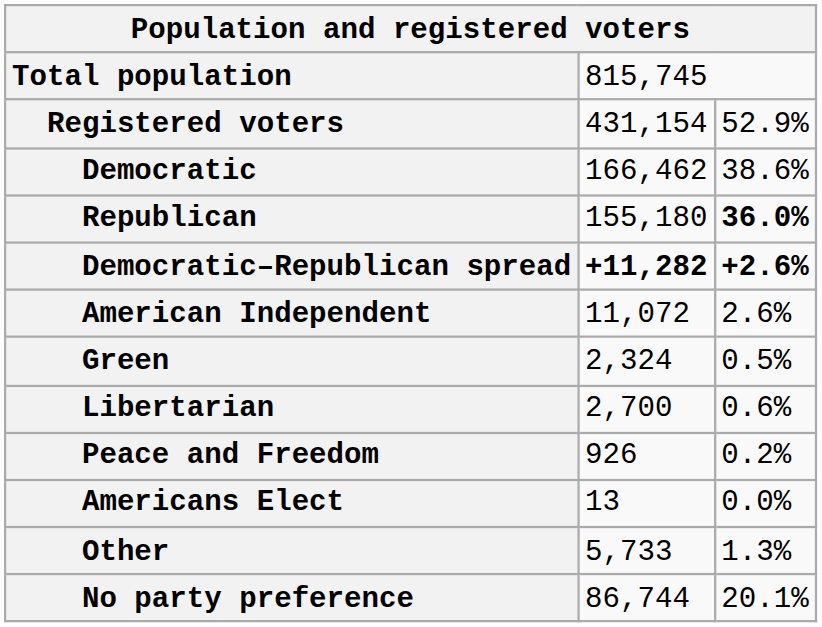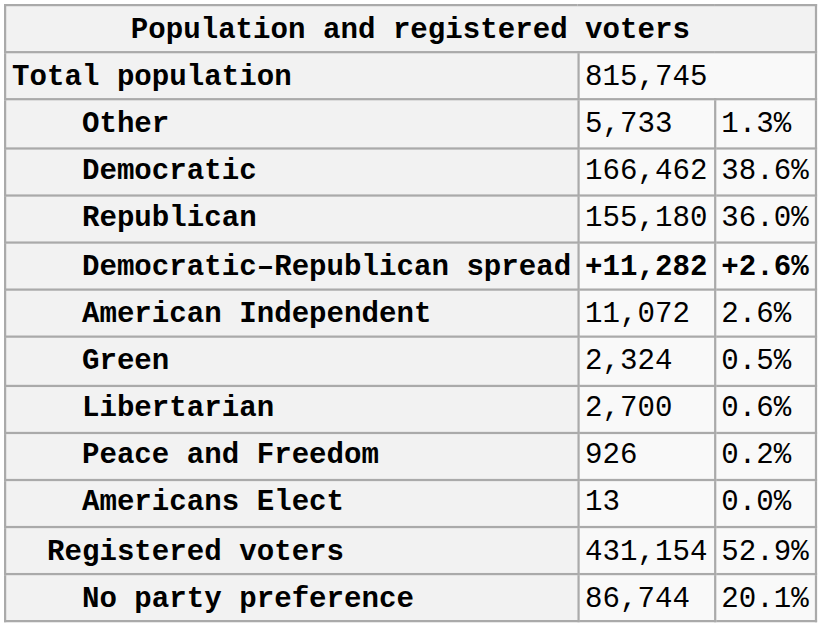rows swapped: (178, 124) <-> (91, 551)
(765, 219) bold -> (765, 219) normal
